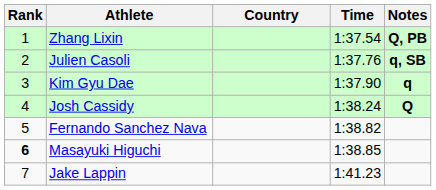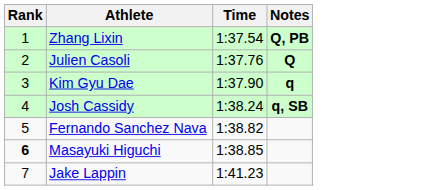- column: (271, 15)
(408, 60) q, SB -> (290, 60) Q
(408, 106) Q -> (290, 106) q, SB
